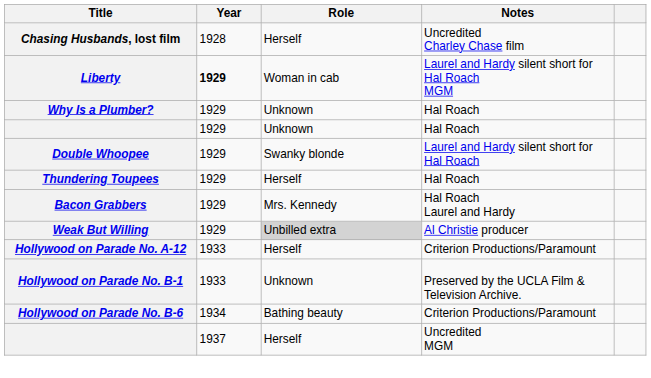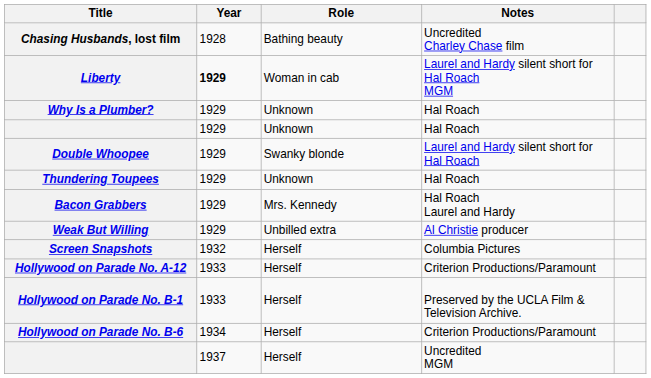(282, 39) Herself -> (303, 39) Bathing beauty
(282, 179) Herself -> (288, 179) Unknown
(300, 230) lightgrey background -> (300, 230) no background
+ row: (101, 249)
(288, 281) Unknown -> (282, 300) Herself
(303, 313) Bathing beauty -> (282, 332) Herself
